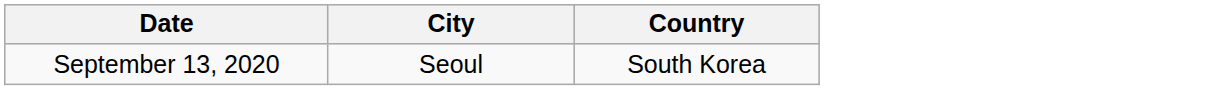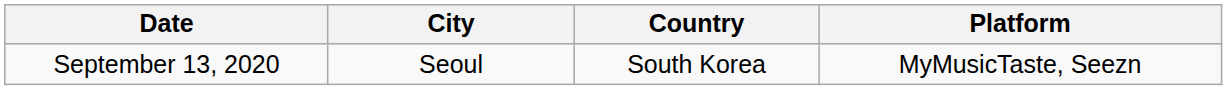+ column: (1020, 24)
